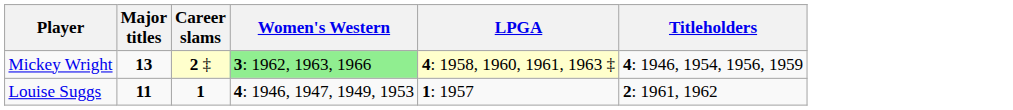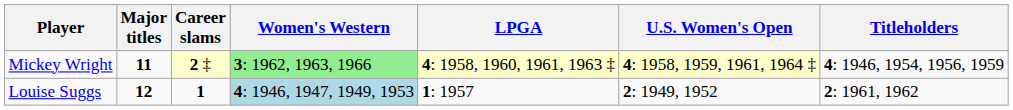+ column: (719, 27)
(144, 64) 13 -> (144, 64) 11
(144, 91) 11 -> (144, 91) 12
(324, 91) no background -> (324, 91) lightblue background
